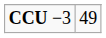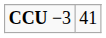(88, 18) 49 -> (88, 18) 41
